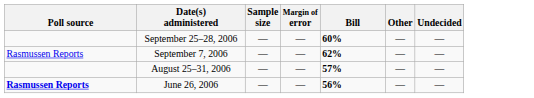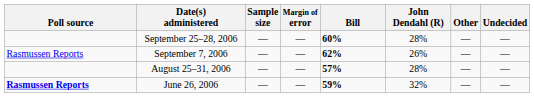+ column: (418, 17)
(332, 85) 56% -> (332, 85) 59%
